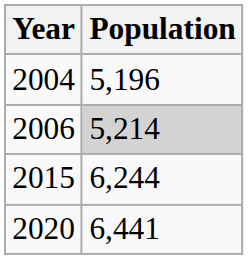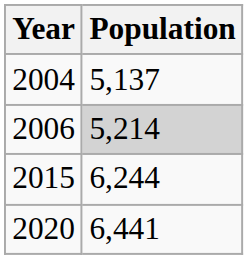(125, 79) 5,196 -> (125, 79) 5,137
